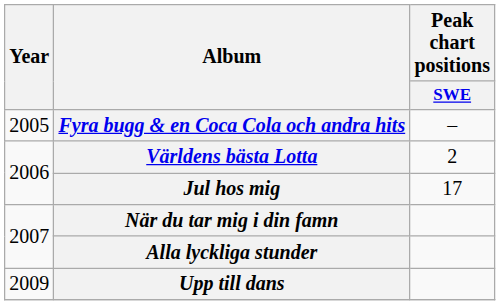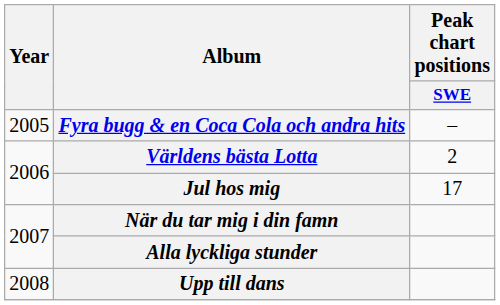(29, 283) 2009 -> (29, 283) 2008
